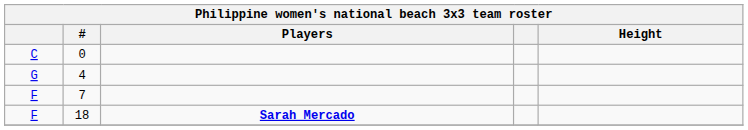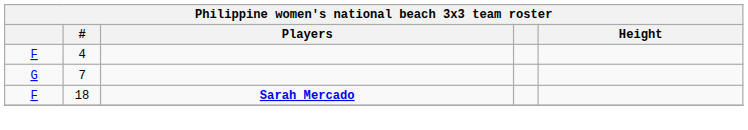- row: (82, 55)
(34, 75) G -> (34, 55) F
(34, 95) F -> (34, 75) G
